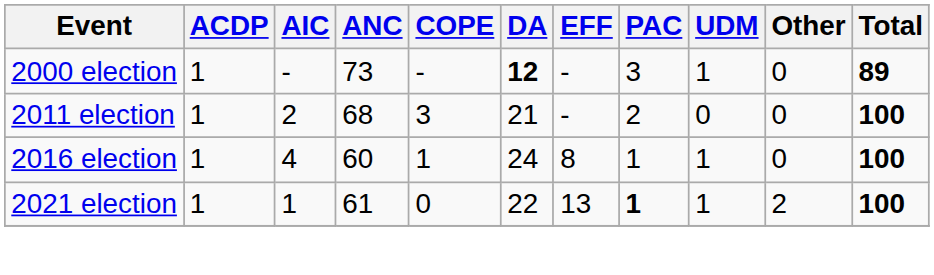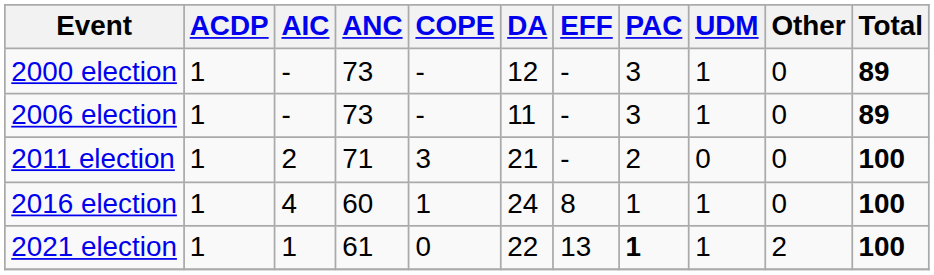(523, 70) bold -> (523, 70) normal
+ row: (94, 114)
(358, 114) 68 -> (358, 159) 71
